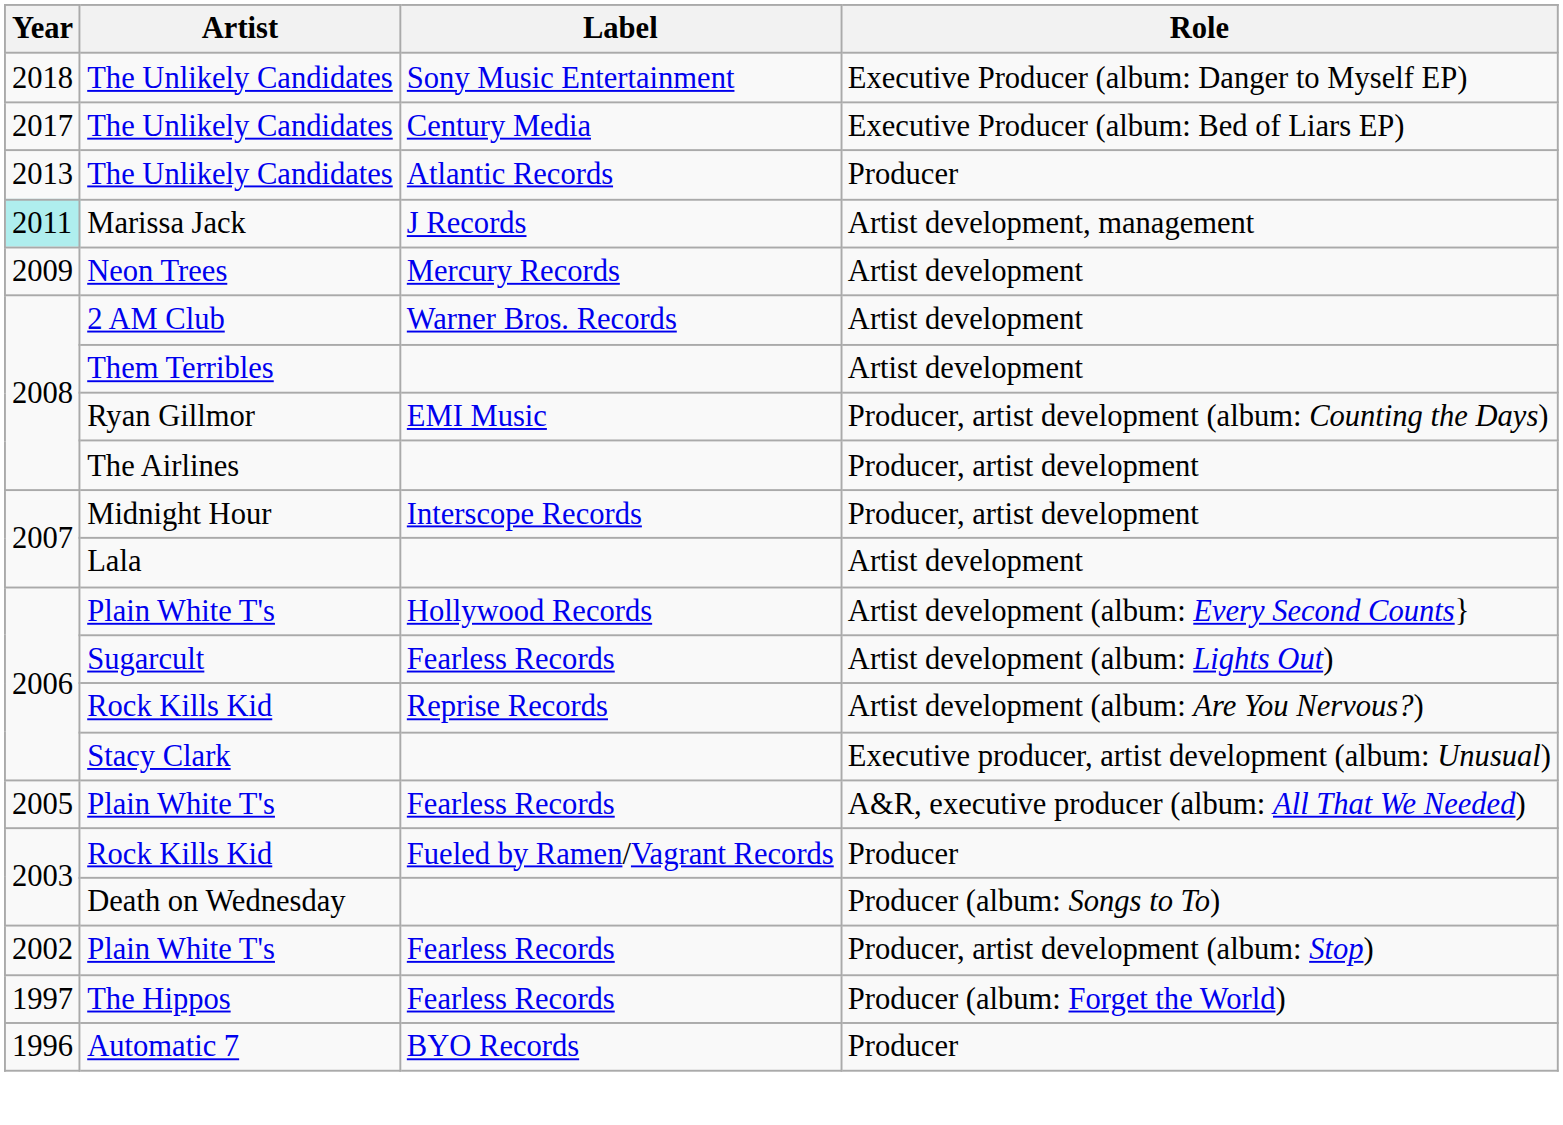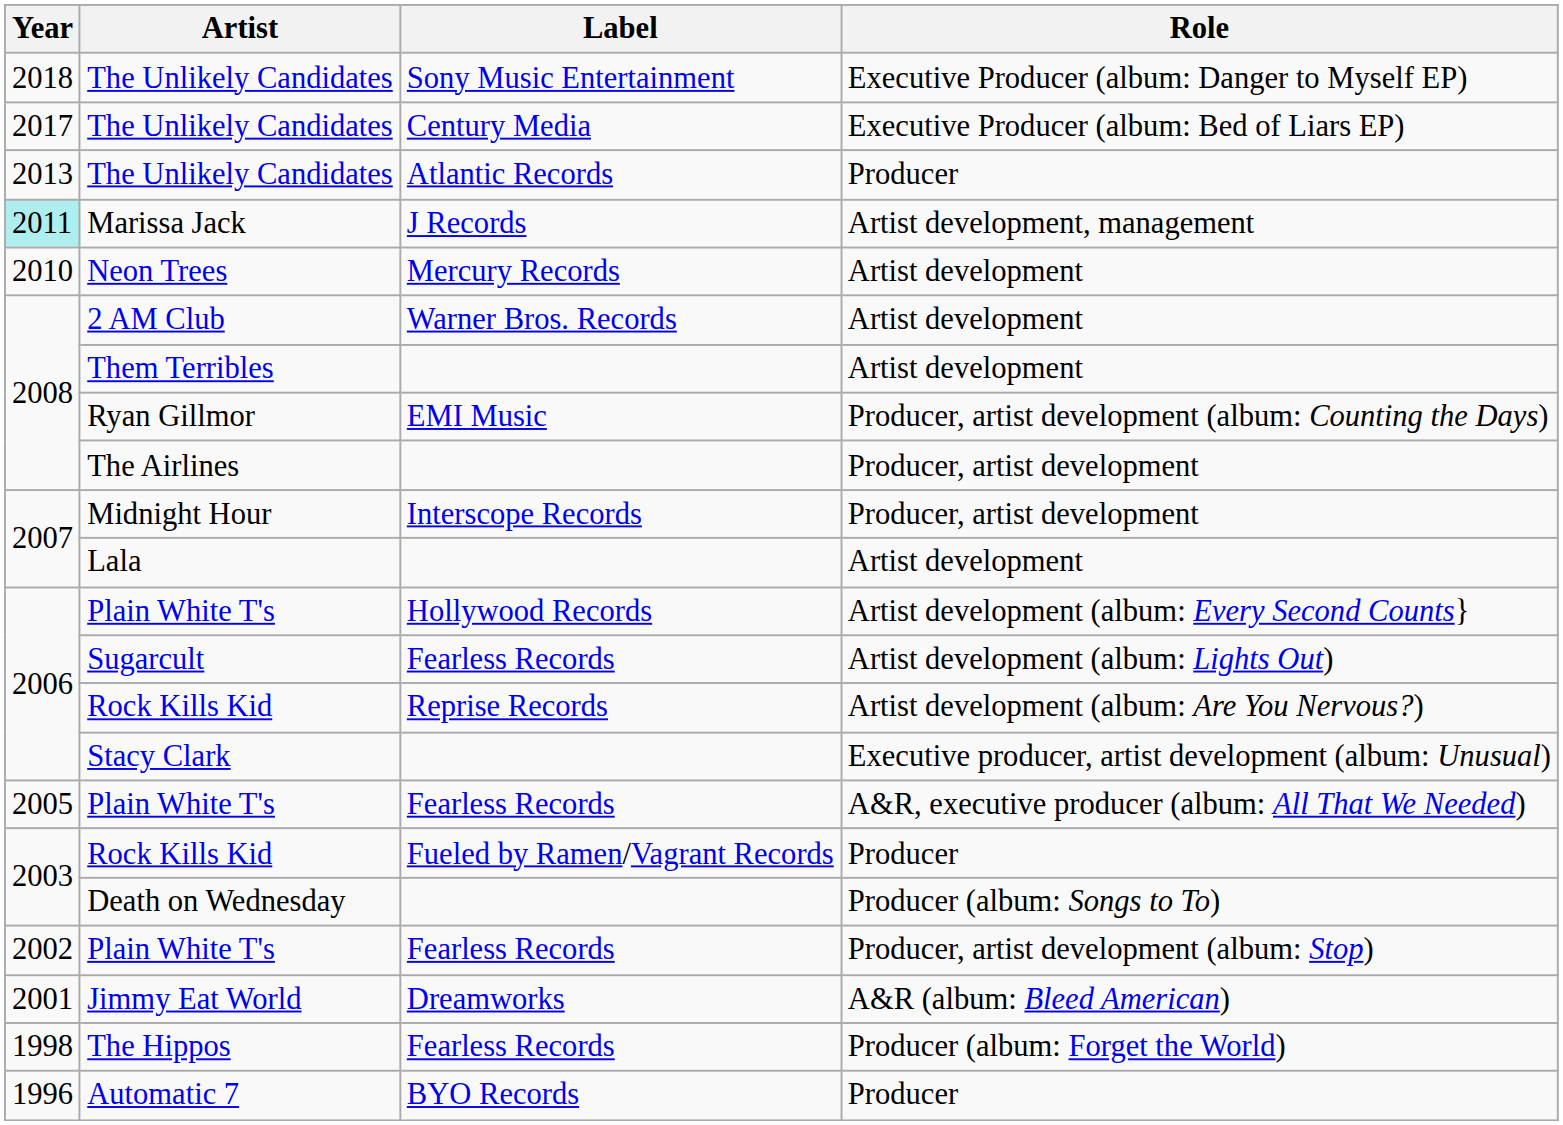(43, 271) 2009 -> (43, 271) 2010
+ row: (194, 998)
(43, 998) 1997 -> (43, 1046) 1998
